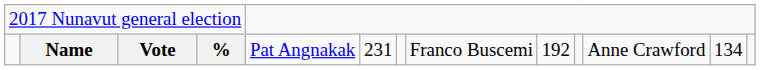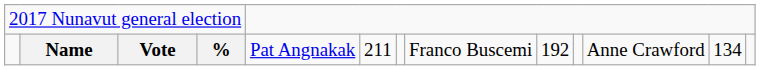(378, 49) 231 -> (378, 49) 211
